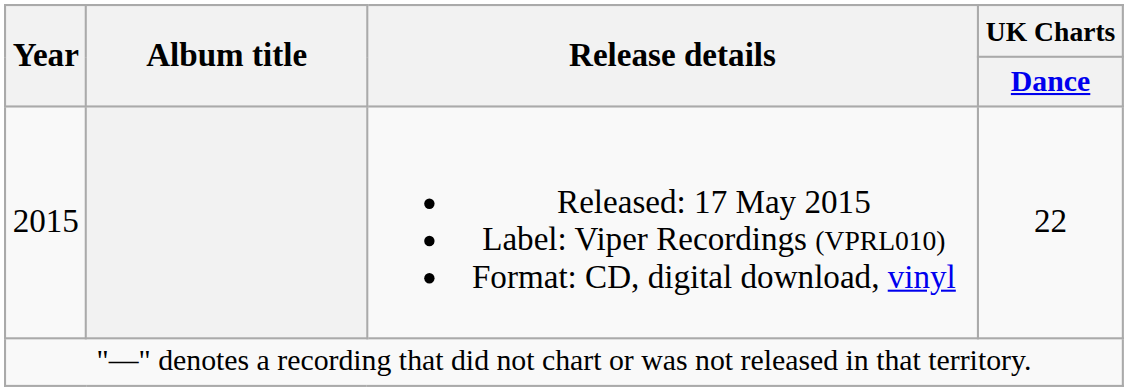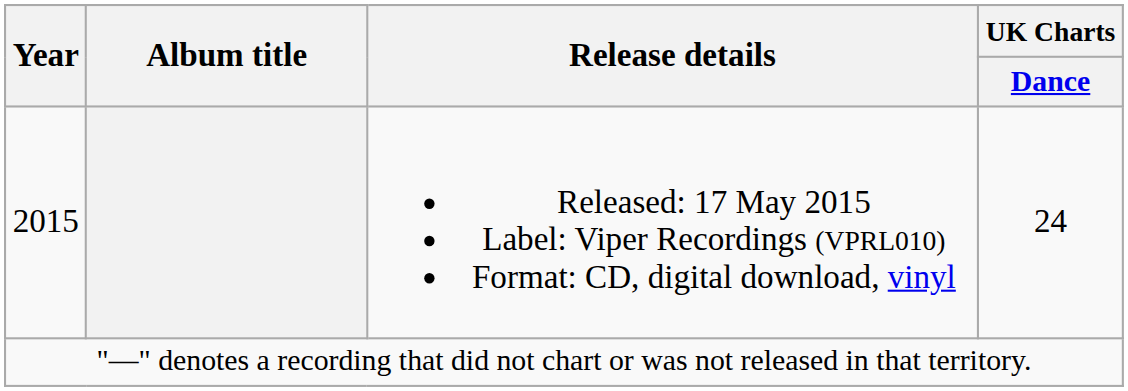(1051, 221) 22 -> (1051, 221) 24
